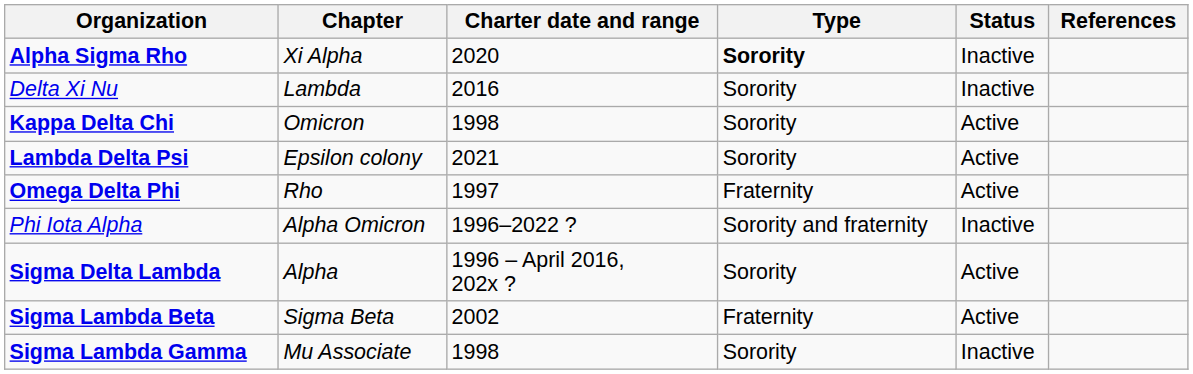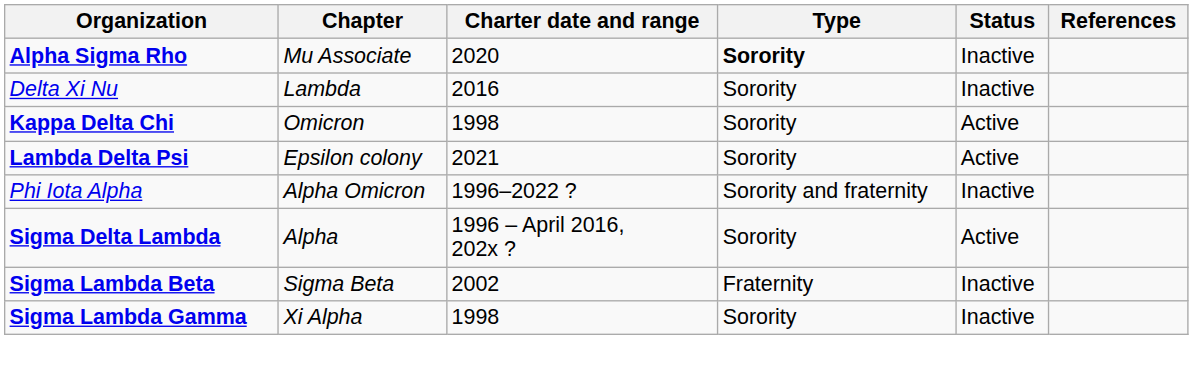(323, 55) Xi Alpha -> (347, 55) Mu Associate
- row: (95, 191)
(990, 317) Active -> (998, 283) Inactive
(347, 351) Mu Associate -> (323, 317) Xi Alpha
